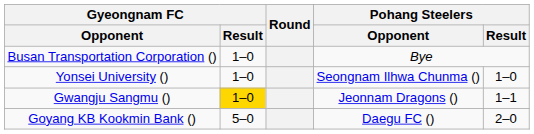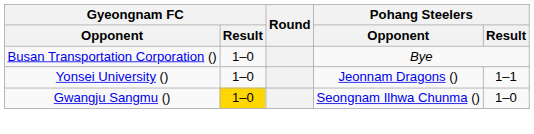(398, 77) Seongnam Ilhwa Chunma () -> (398, 77) Jeonnam Dragons ()
(506, 77) 1–0 -> (506, 77) 1–1
(398, 98) Jeonnam Dragons () -> (398, 98) Seongnam Ilhwa Chunma ()
(506, 98) 1–1 -> (506, 98) 1–0
- row: (112, 118)
